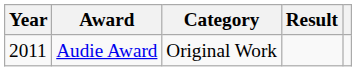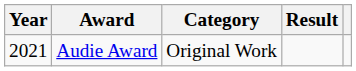(28, 50) 2011 -> (28, 50) 2021
